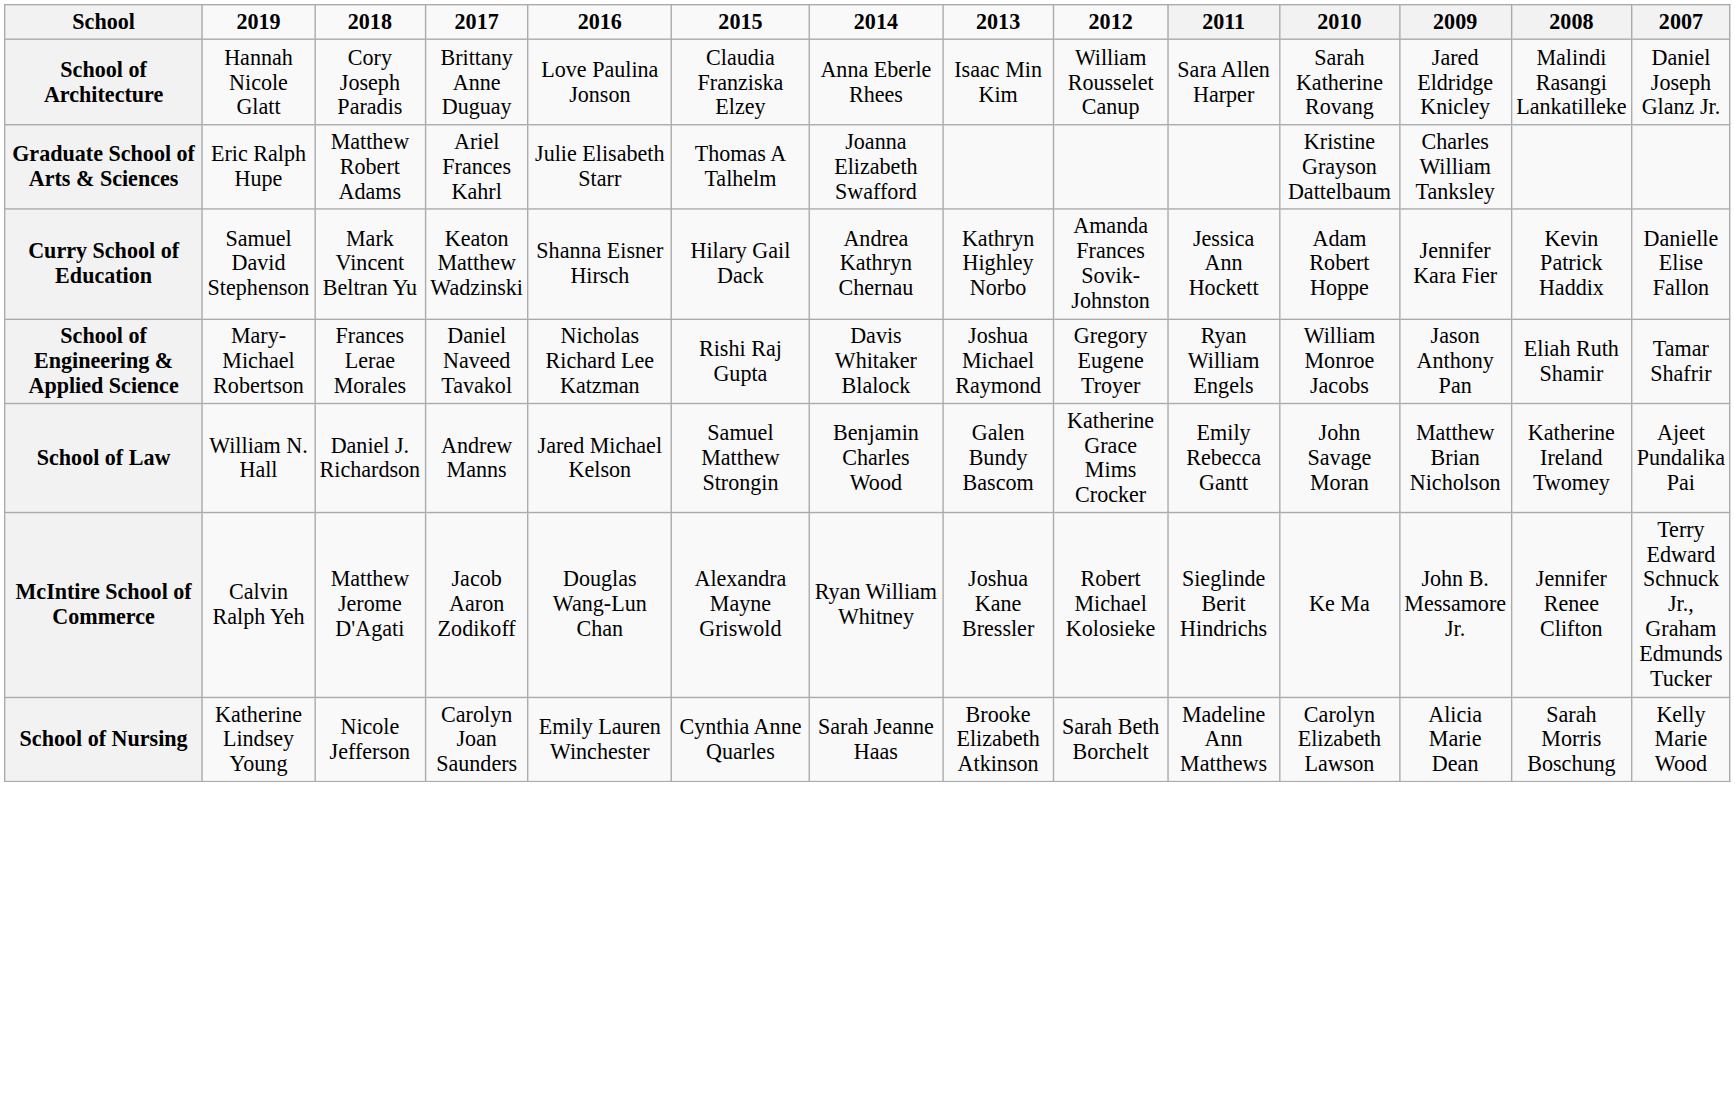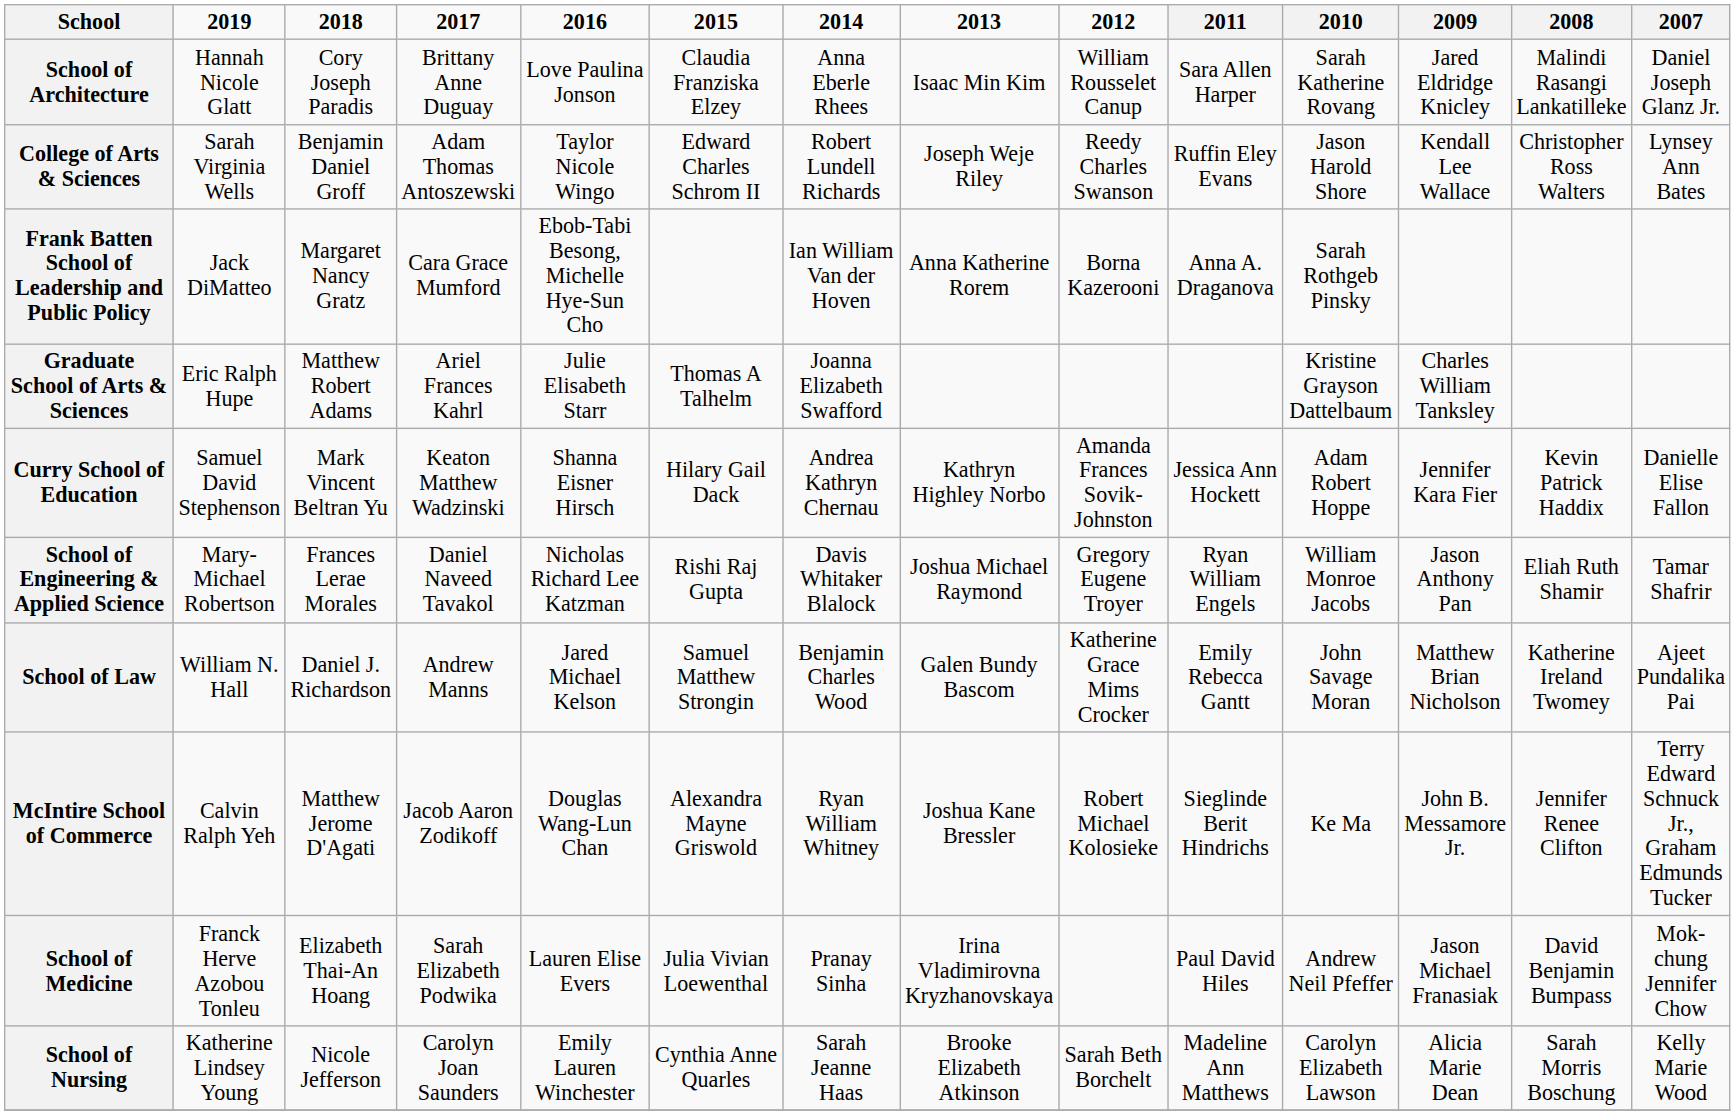+ row: (89, 166)
+ row: (89, 276)
+ row: (89, 970)
